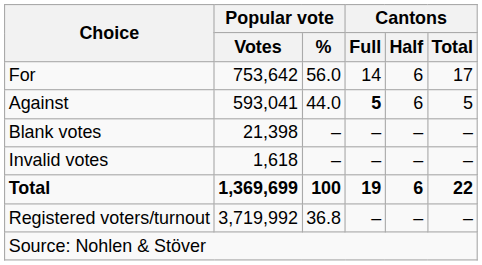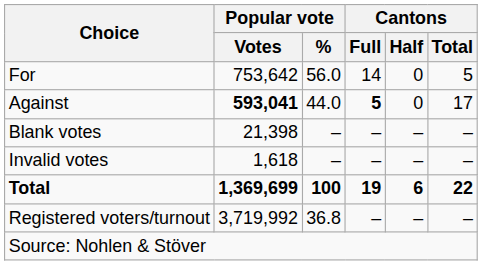(418, 75) 6 -> (418, 75) 0
(463, 75) 17 -> (468, 75) 5
(266, 103) normal -> (266, 103) bold
(418, 103) 6 -> (418, 103) 0
(468, 103) 5 -> (463, 103) 17
